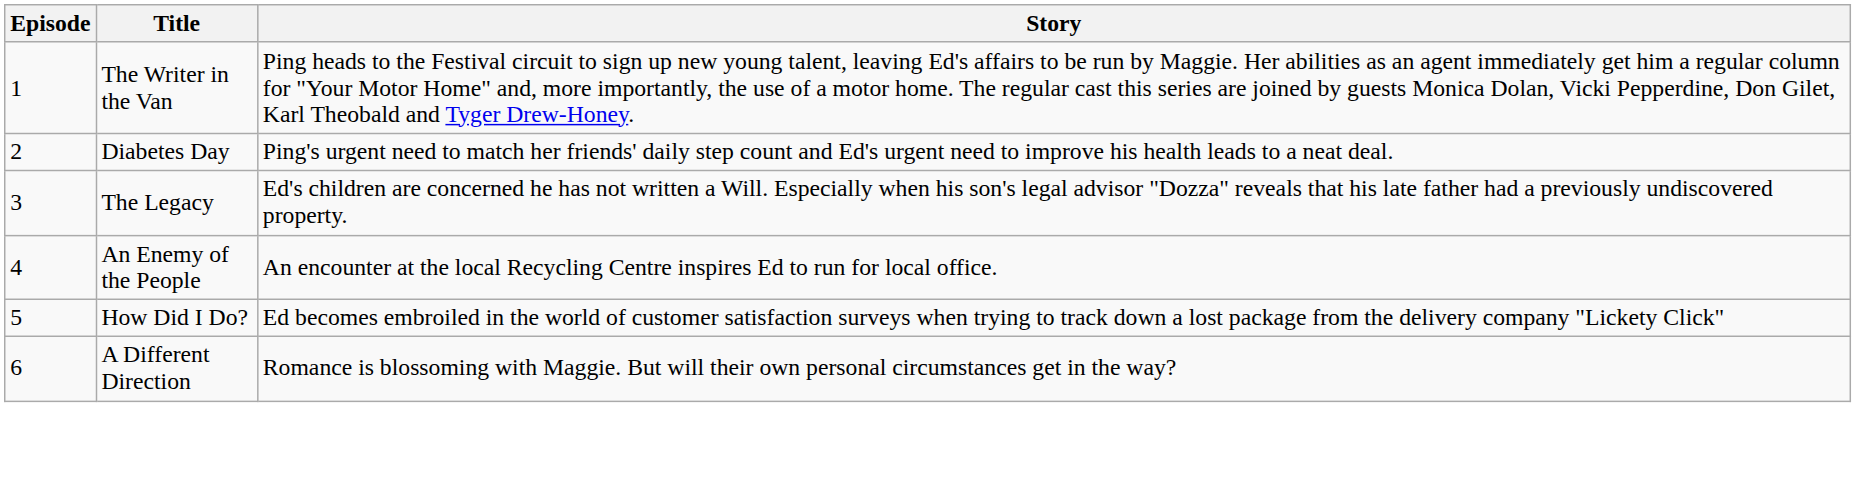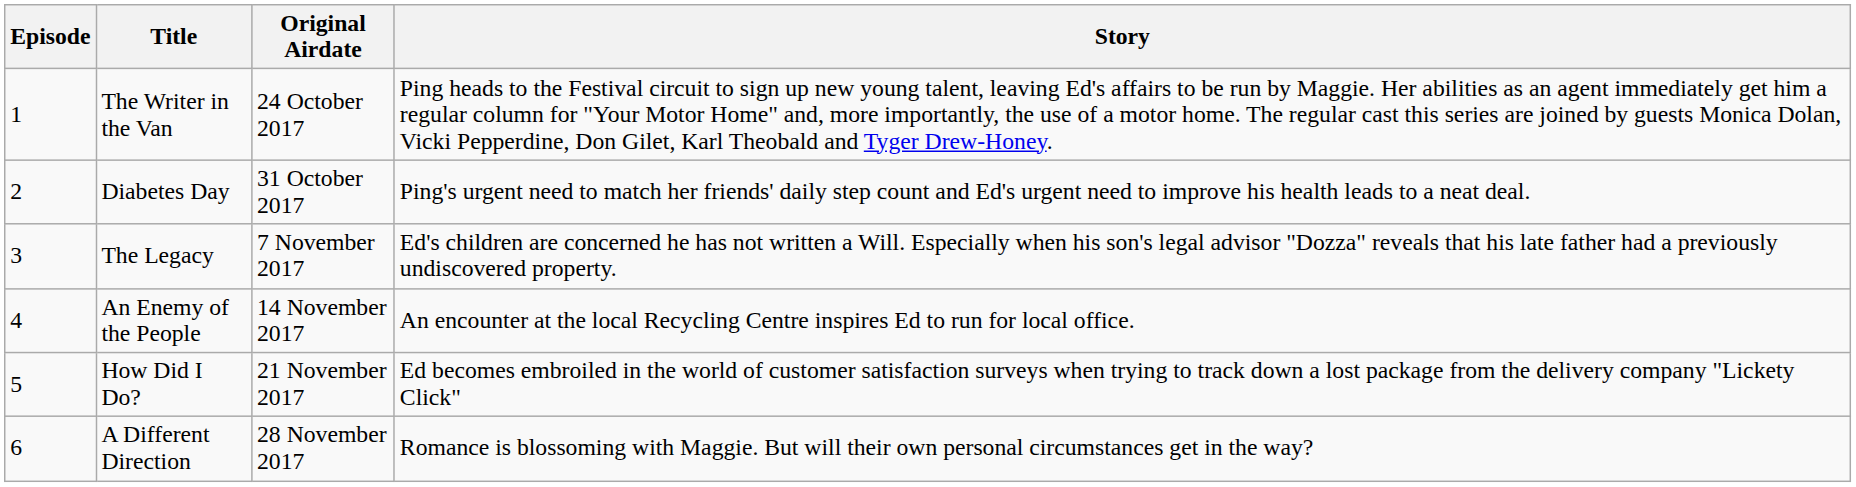+ column: (323, 36)
